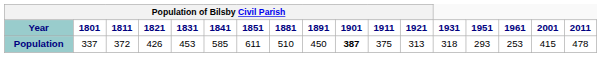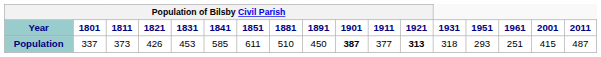(122, 44) 372 -> (122, 44) 373
(384, 44) 375 -> (384, 44) 377
(416, 44) normal -> (416, 44) bold
(515, 44) 253 -> (515, 44) 251
(580, 44) 478 -> (580, 44) 487
